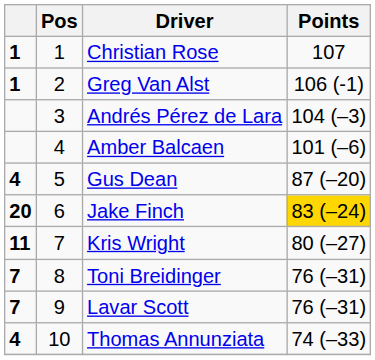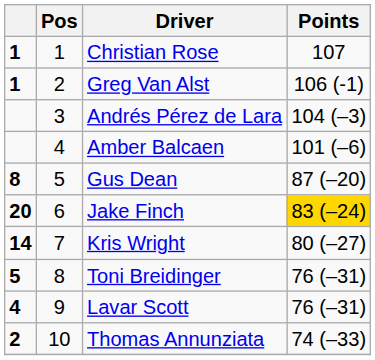(15, 180) 4 -> (15, 180) 8
(20, 243) 11 -> (20, 243) 14
(15, 275) 7 -> (15, 275) 5
(15, 307) 7 -> (15, 307) 4
(15, 338) 4 -> (15, 338) 2
